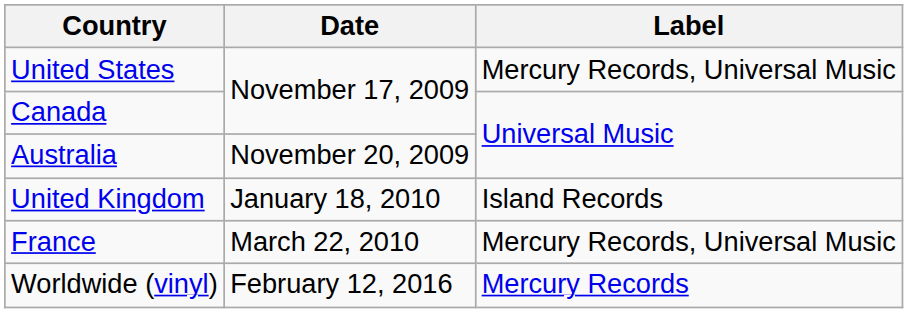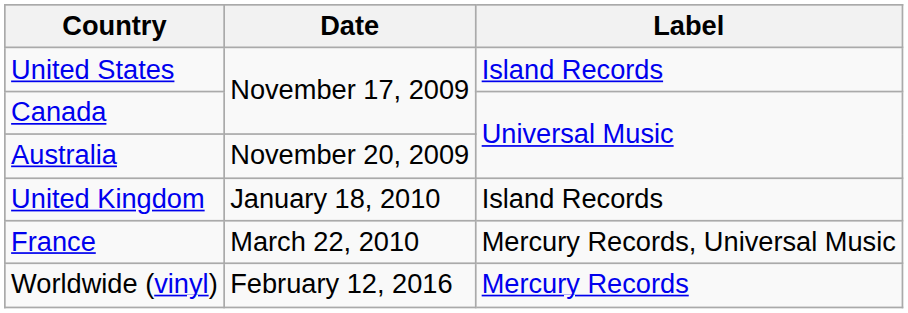(689, 69) Mercury Records, Universal Music -> (572, 69) Island Records
